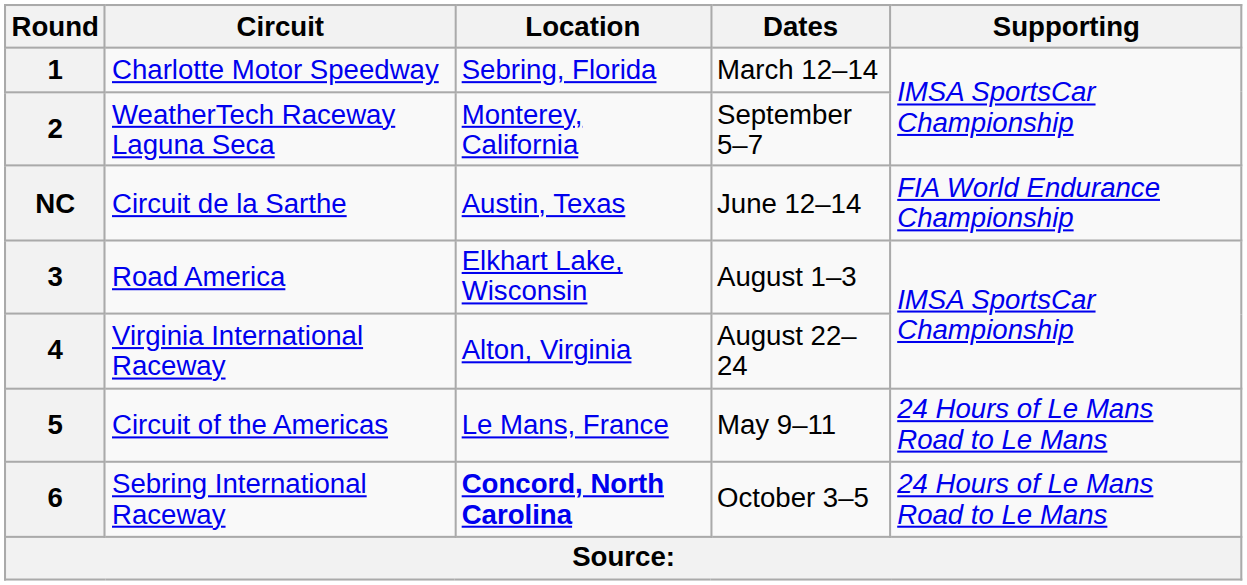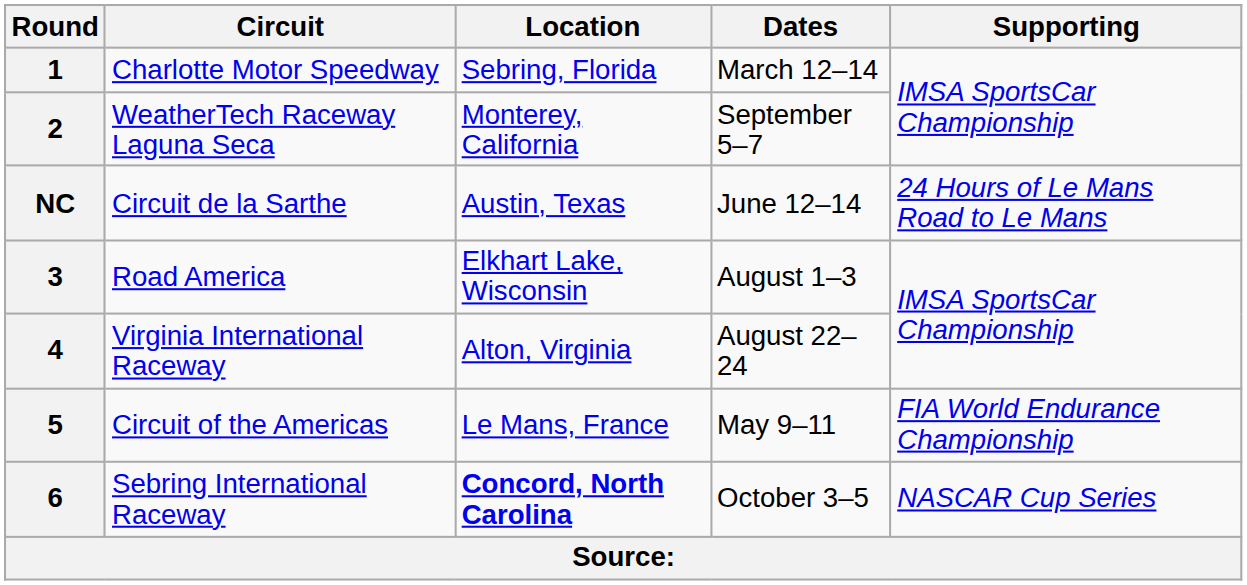(1029, 203) FIA World Endurance Championship -> (1025, 203) 24 Hours of Le Mans Road to Le Mans
(1025, 425) 24 Hours of Le Mans Road to Le Mans -> (1029, 425) FIA World Endurance Championship
(1025, 498) 24 Hours of Le Mans Road to Le Mans -> (1027, 498) NASCAR Cup Series
